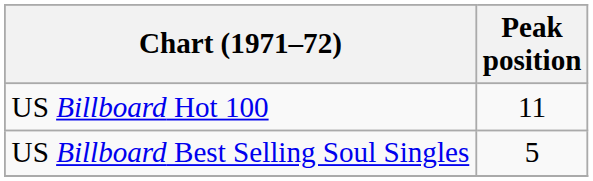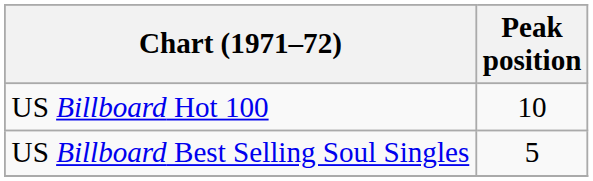(532, 106) 11 -> (532, 106) 10
